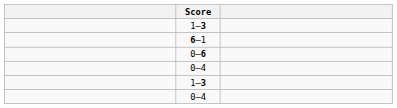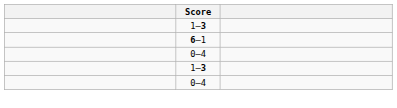- row: (90, 54)
